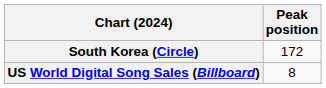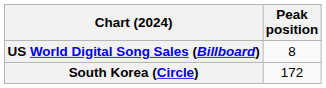rows swapped: (134, 51) <-> (134, 72)
